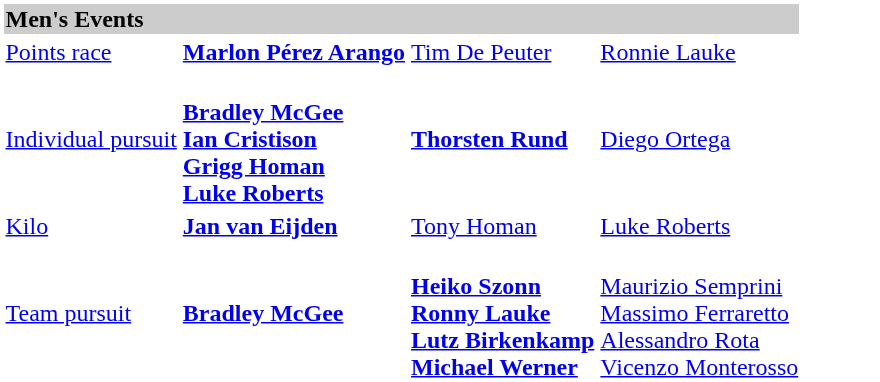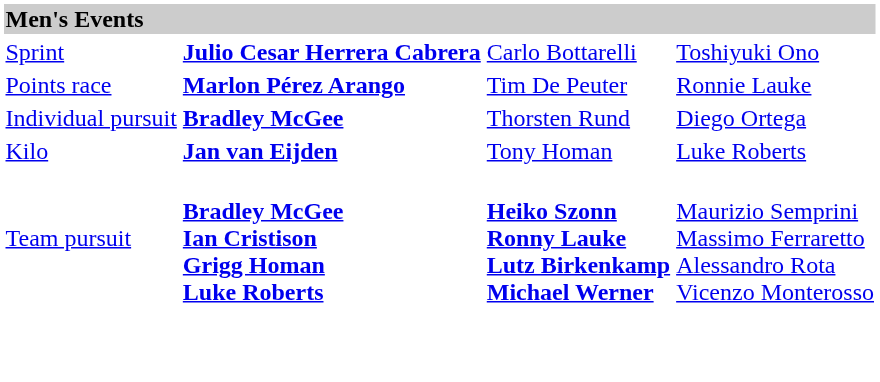+ row: (35, 51)
(263, 152) Bradley McGee Ian Cristison Grigg Homan Luke Roberts -> (263, 117) Bradley McGee
(489, 138) bold -> (558, 117) normal
(263, 312) Bradley McGee -> (263, 251) Bradley McGee Ian Cristison Grigg Homan Luke Roberts
